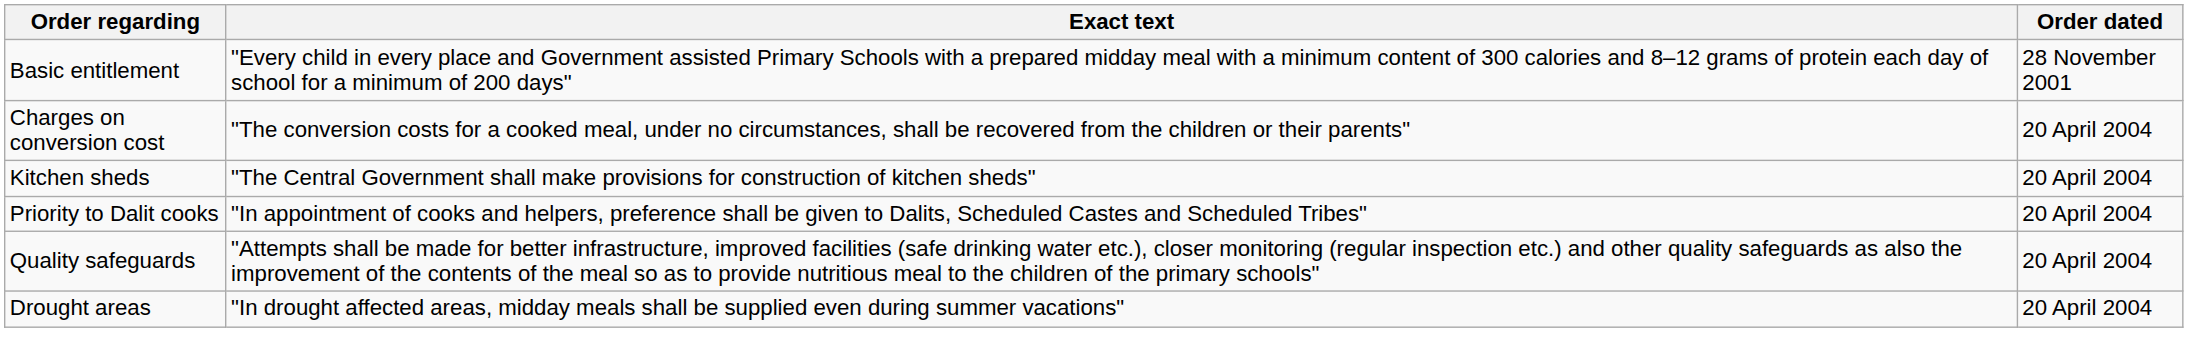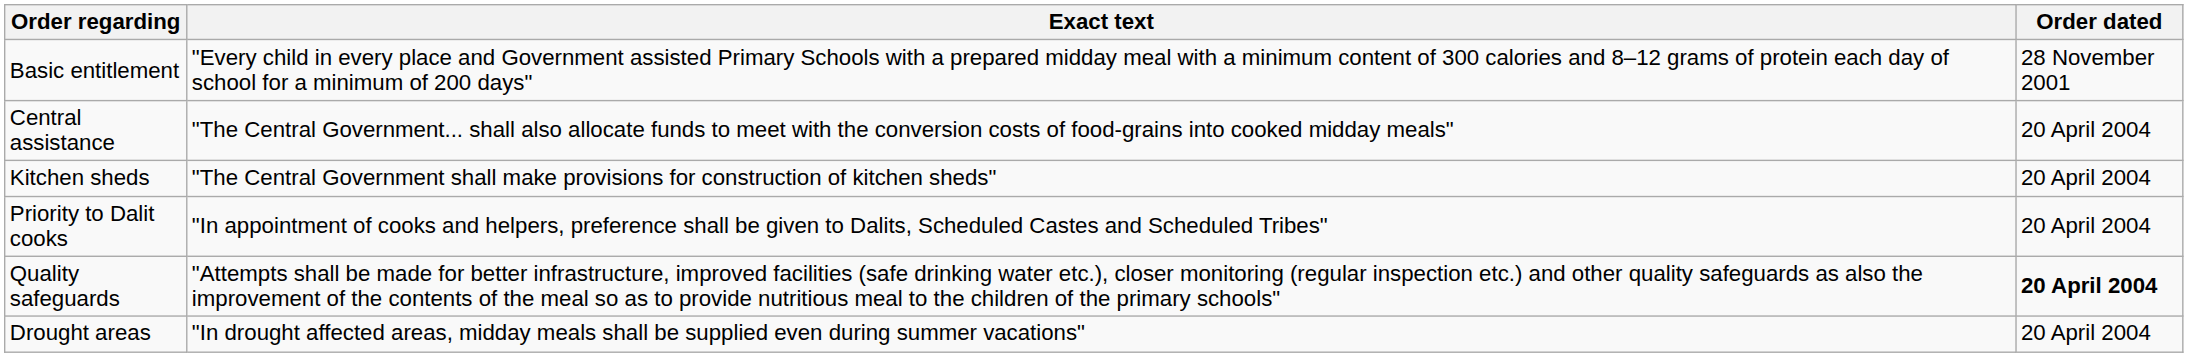- row: (87, 130)
+ row: (62, 130)
(2087, 261) normal -> (2089, 286) bold
